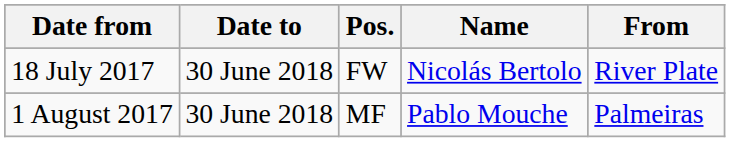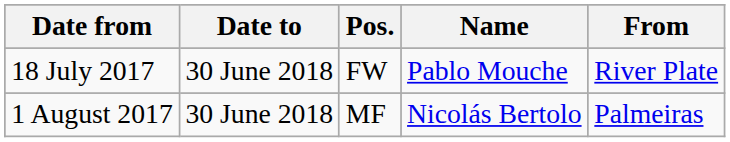(494, 70) Nicolás Bertolo -> (487, 70) Pablo Mouche
(487, 114) Pablo Mouche -> (494, 114) Nicolás Bertolo
